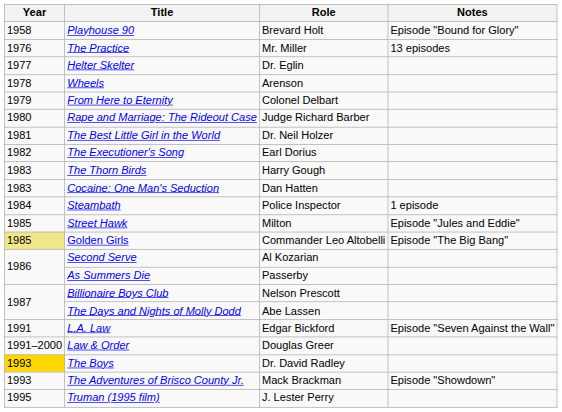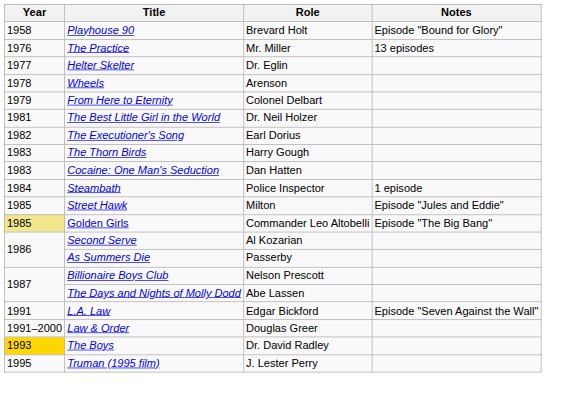- row: (162, 118)
- row: (155, 380)
